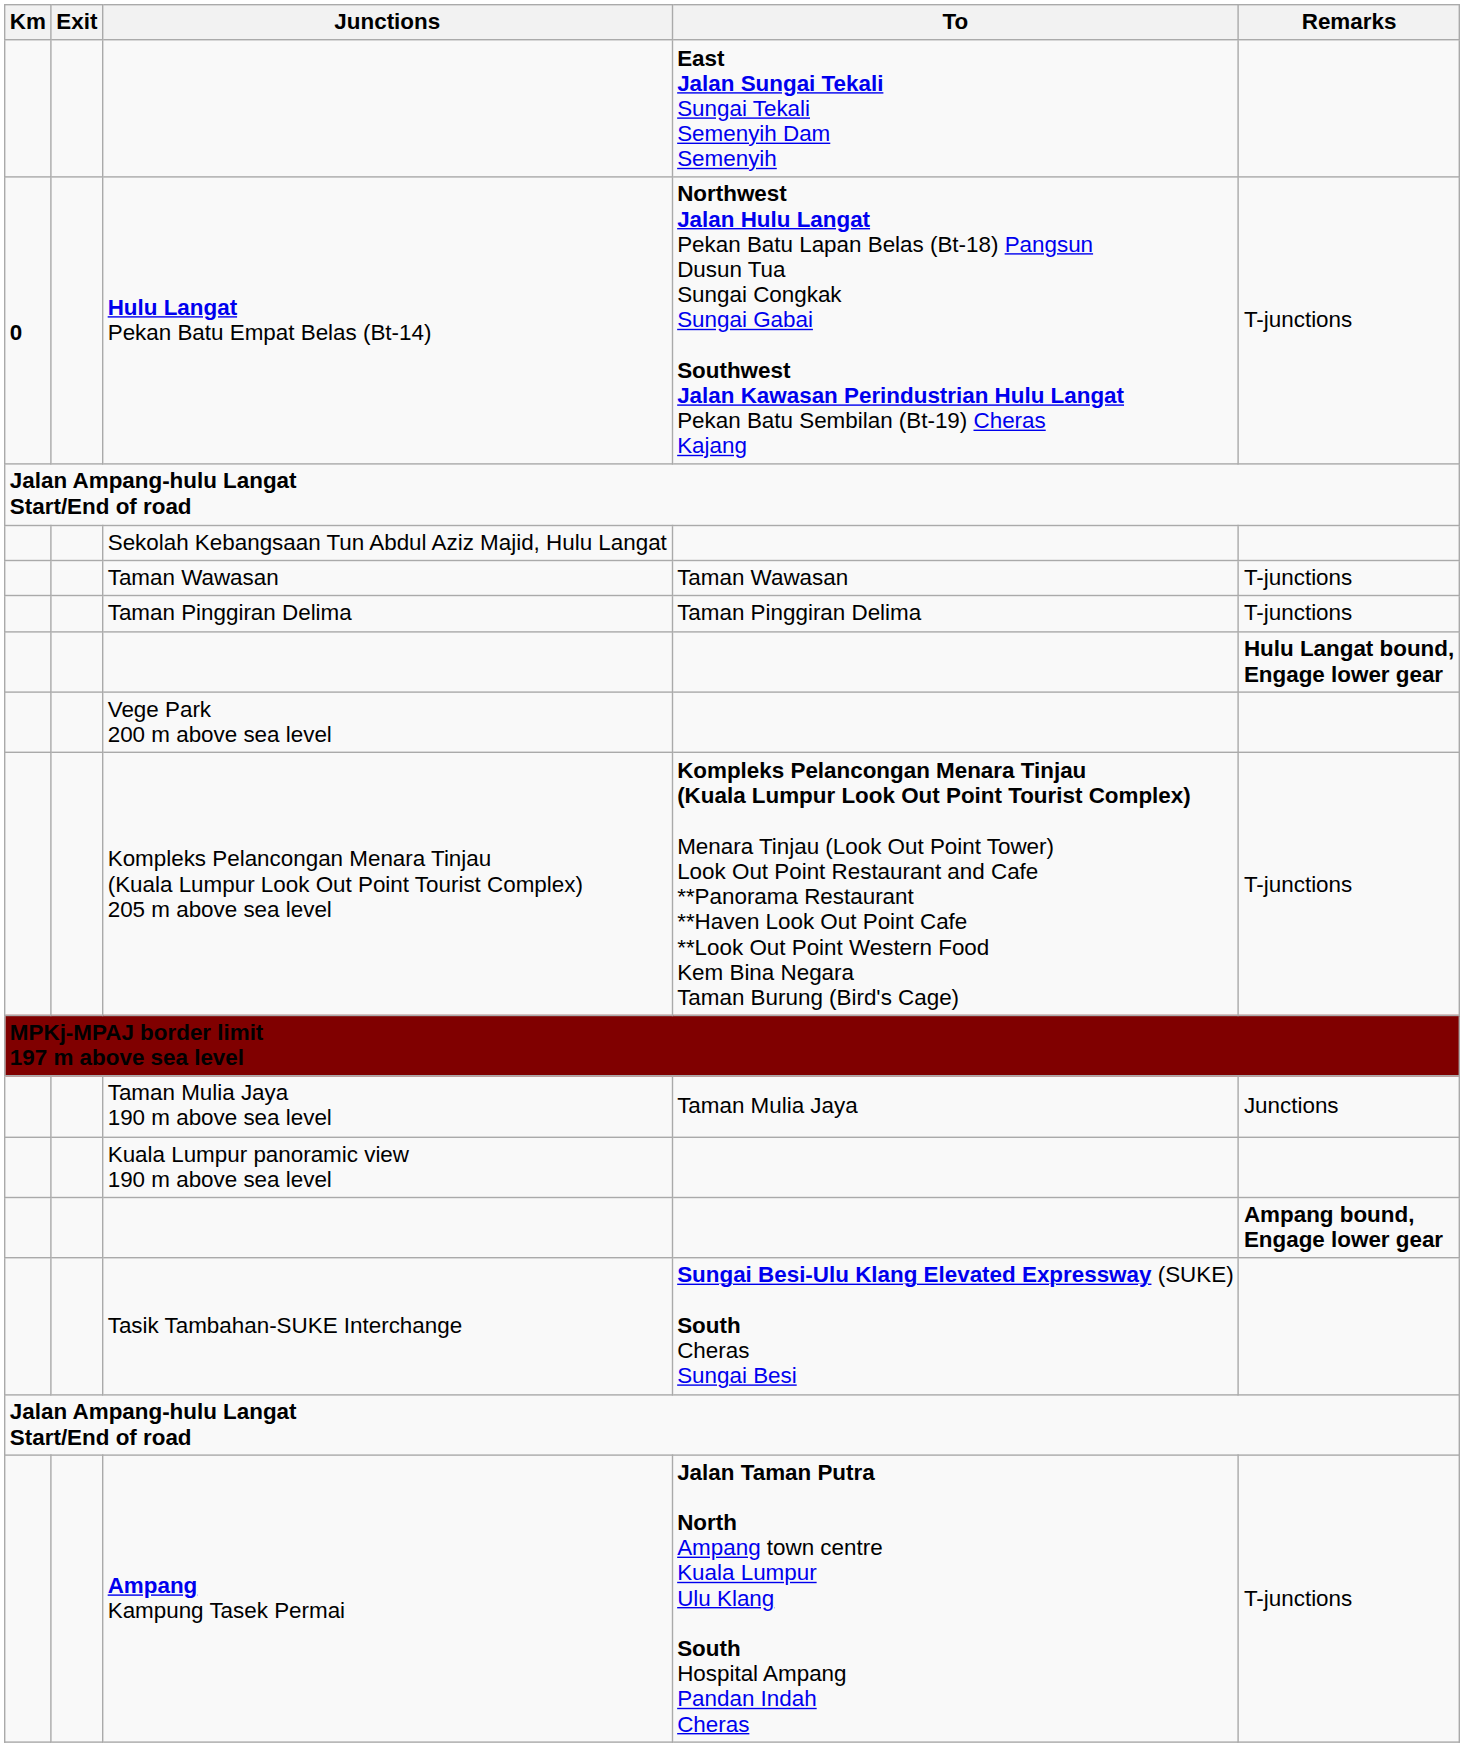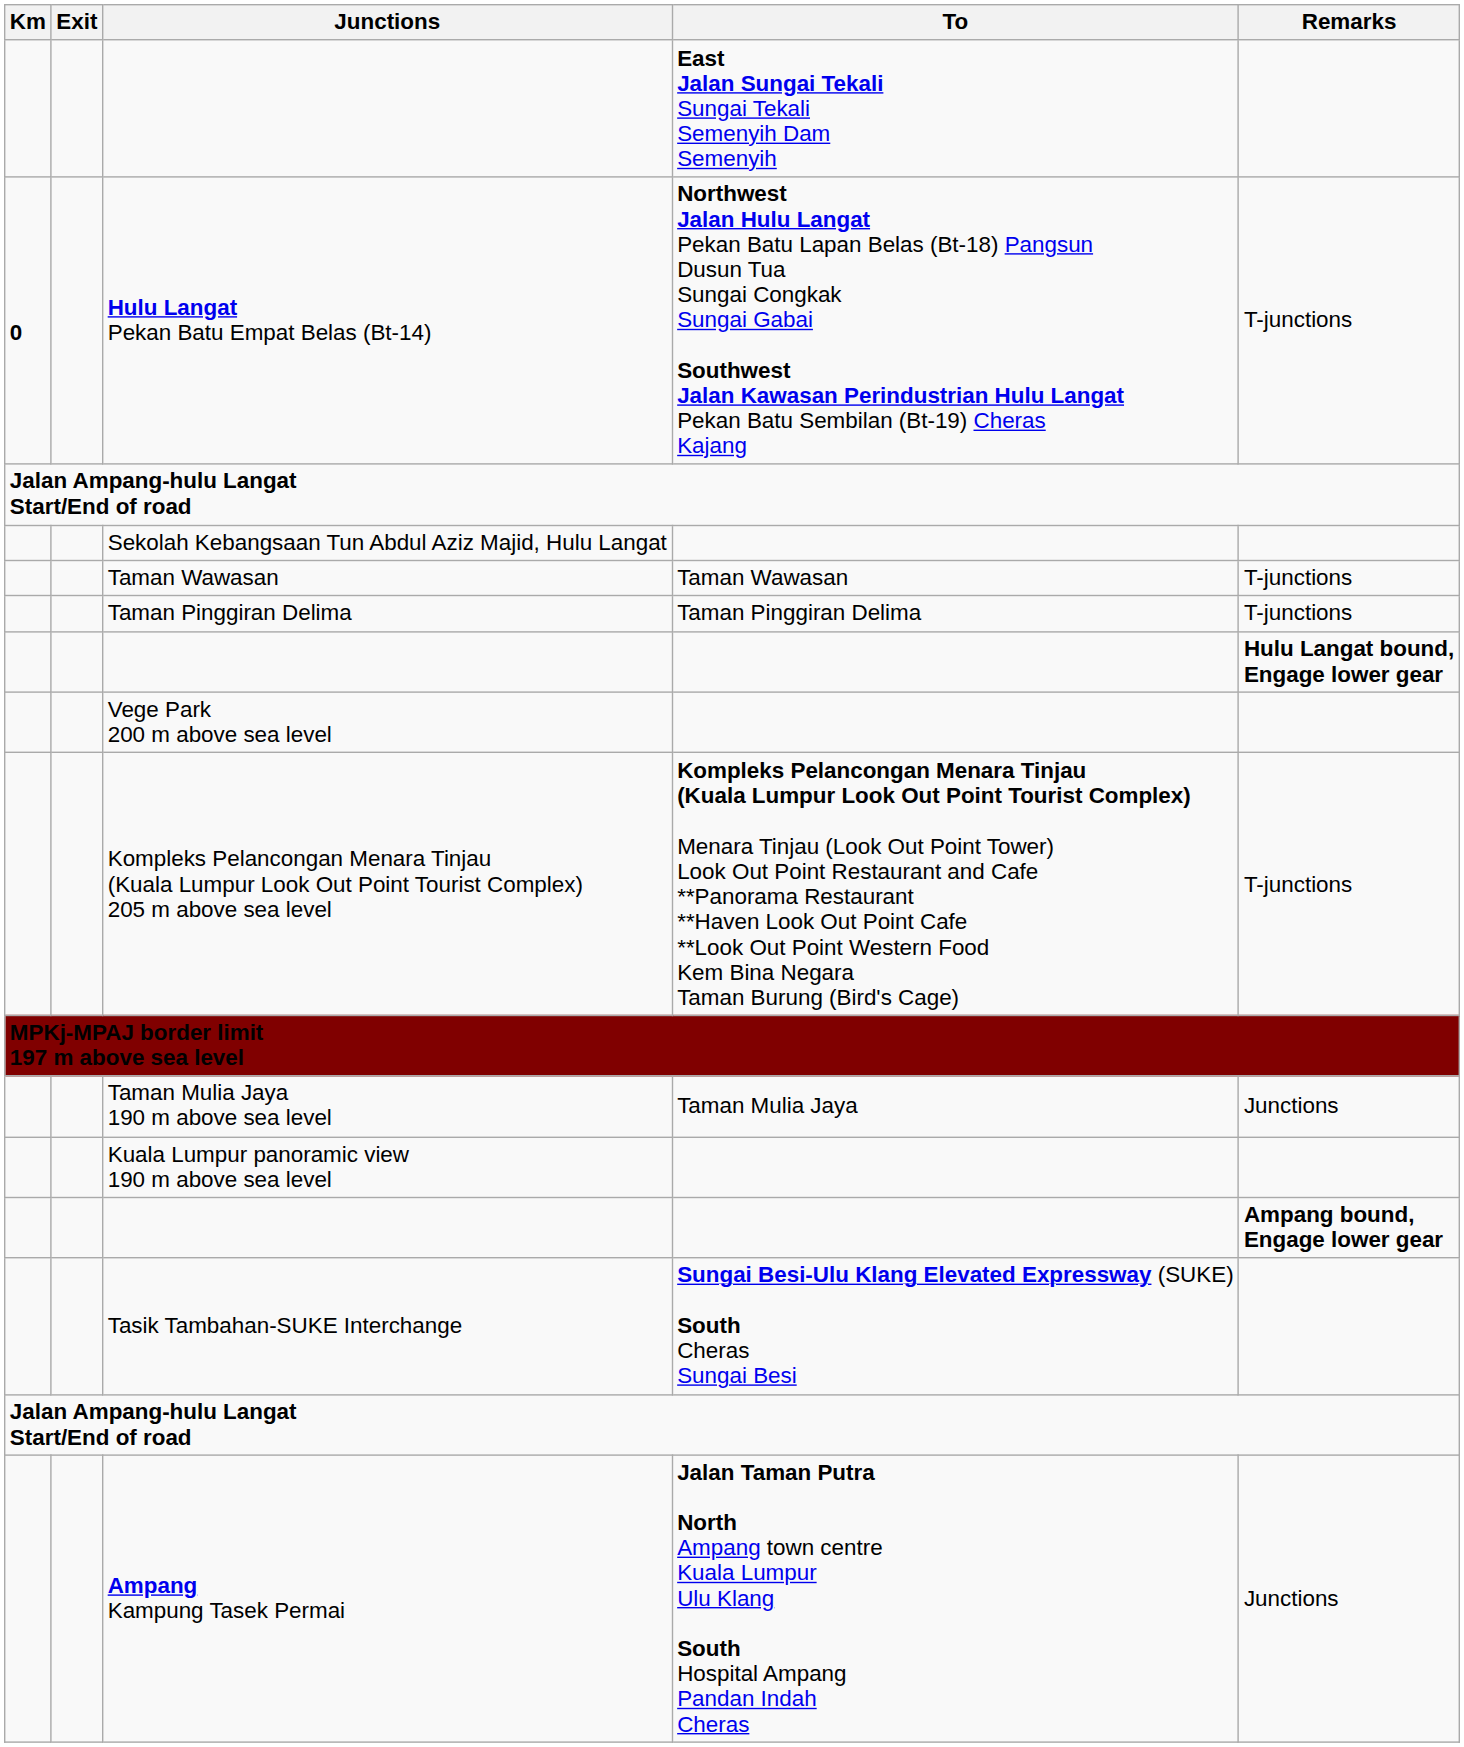(1298, 1598) T-junctions -> (1291, 1598) Junctions
